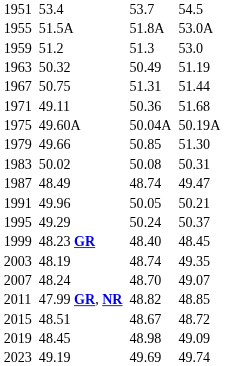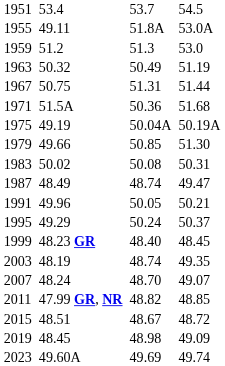(56, 28) 51.5A -> (54, 28) 49.11
(54, 106) 49.11 -> (56, 106) 51.5A
(60, 125) 49.60A -> (55, 125) 49.19
(55, 358) 49.19 -> (60, 358) 49.60A
